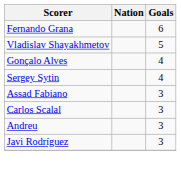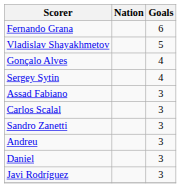+ row: (37, 126)
+ row: (20, 158)
